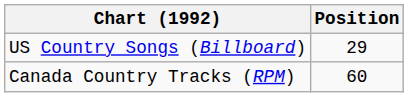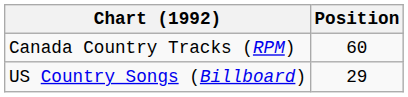rows swapped: (152, 77) <-> (157, 48)
